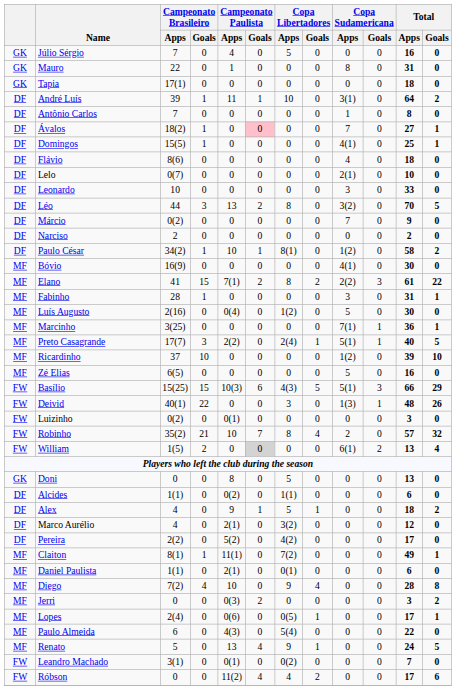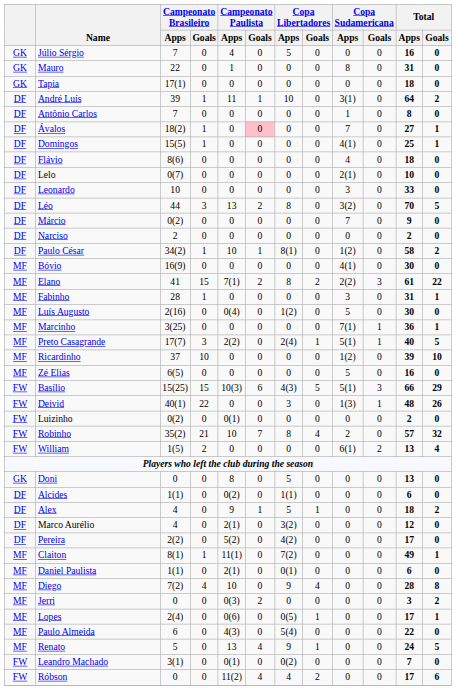(409, 418) 3 -> (409, 418) 2
(260, 449) lightgrey background -> (260, 449) no background
